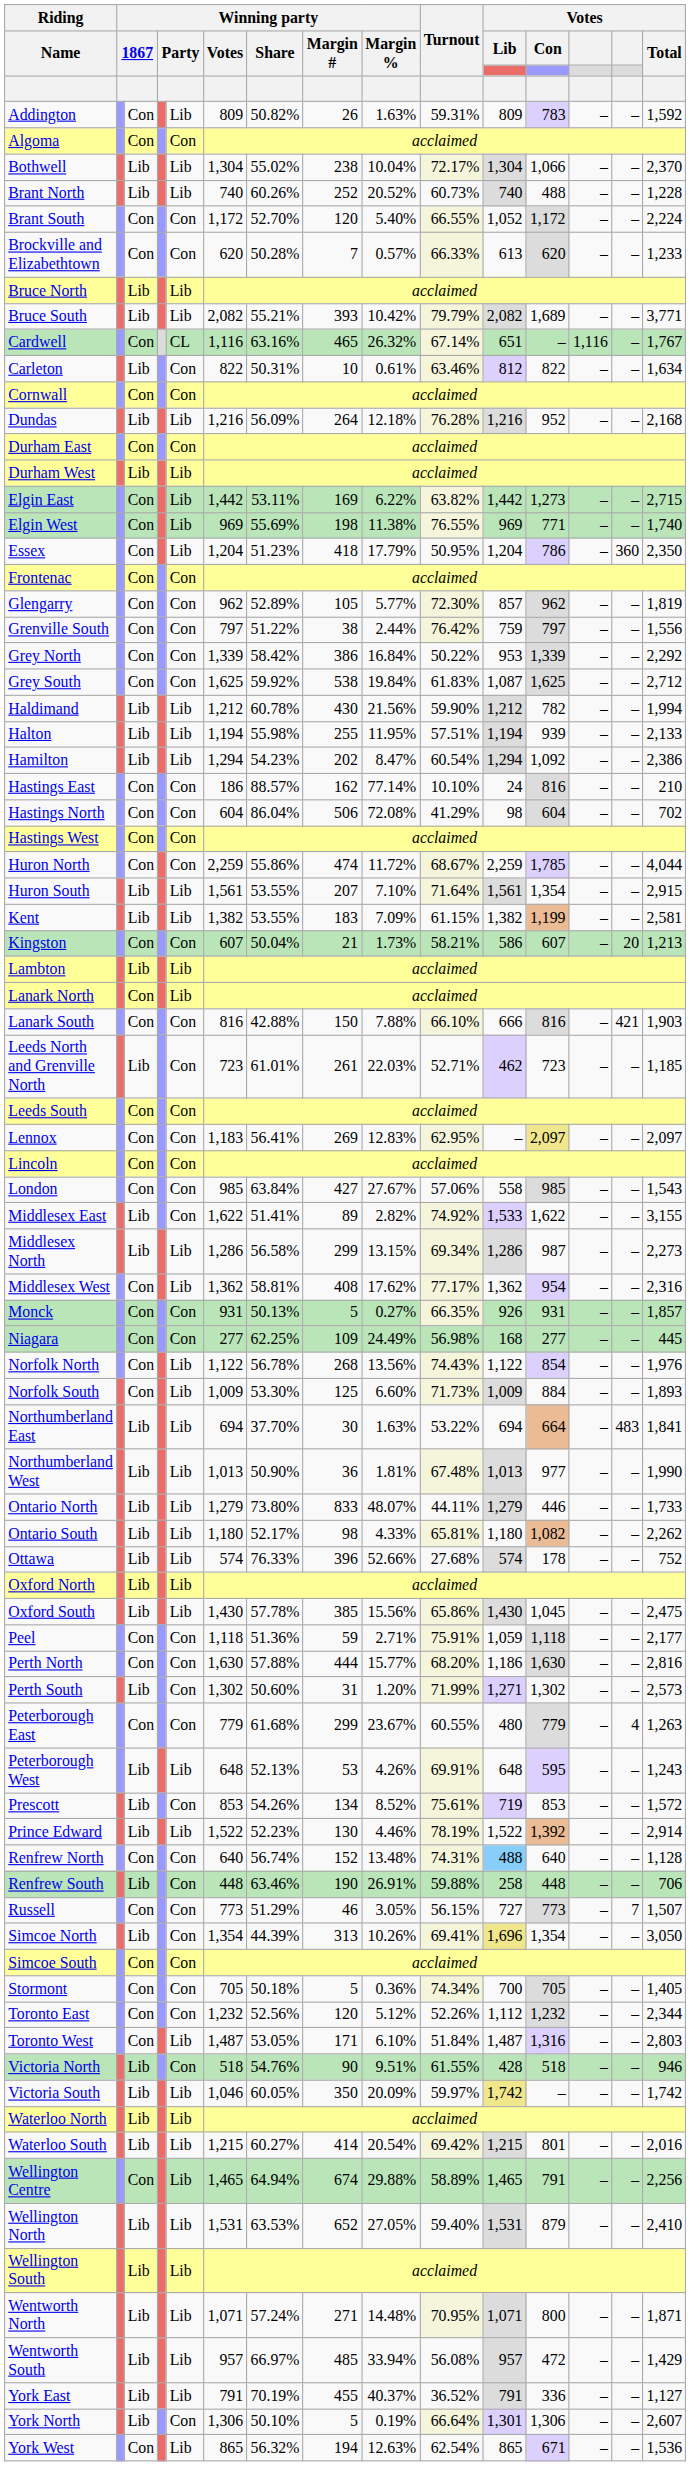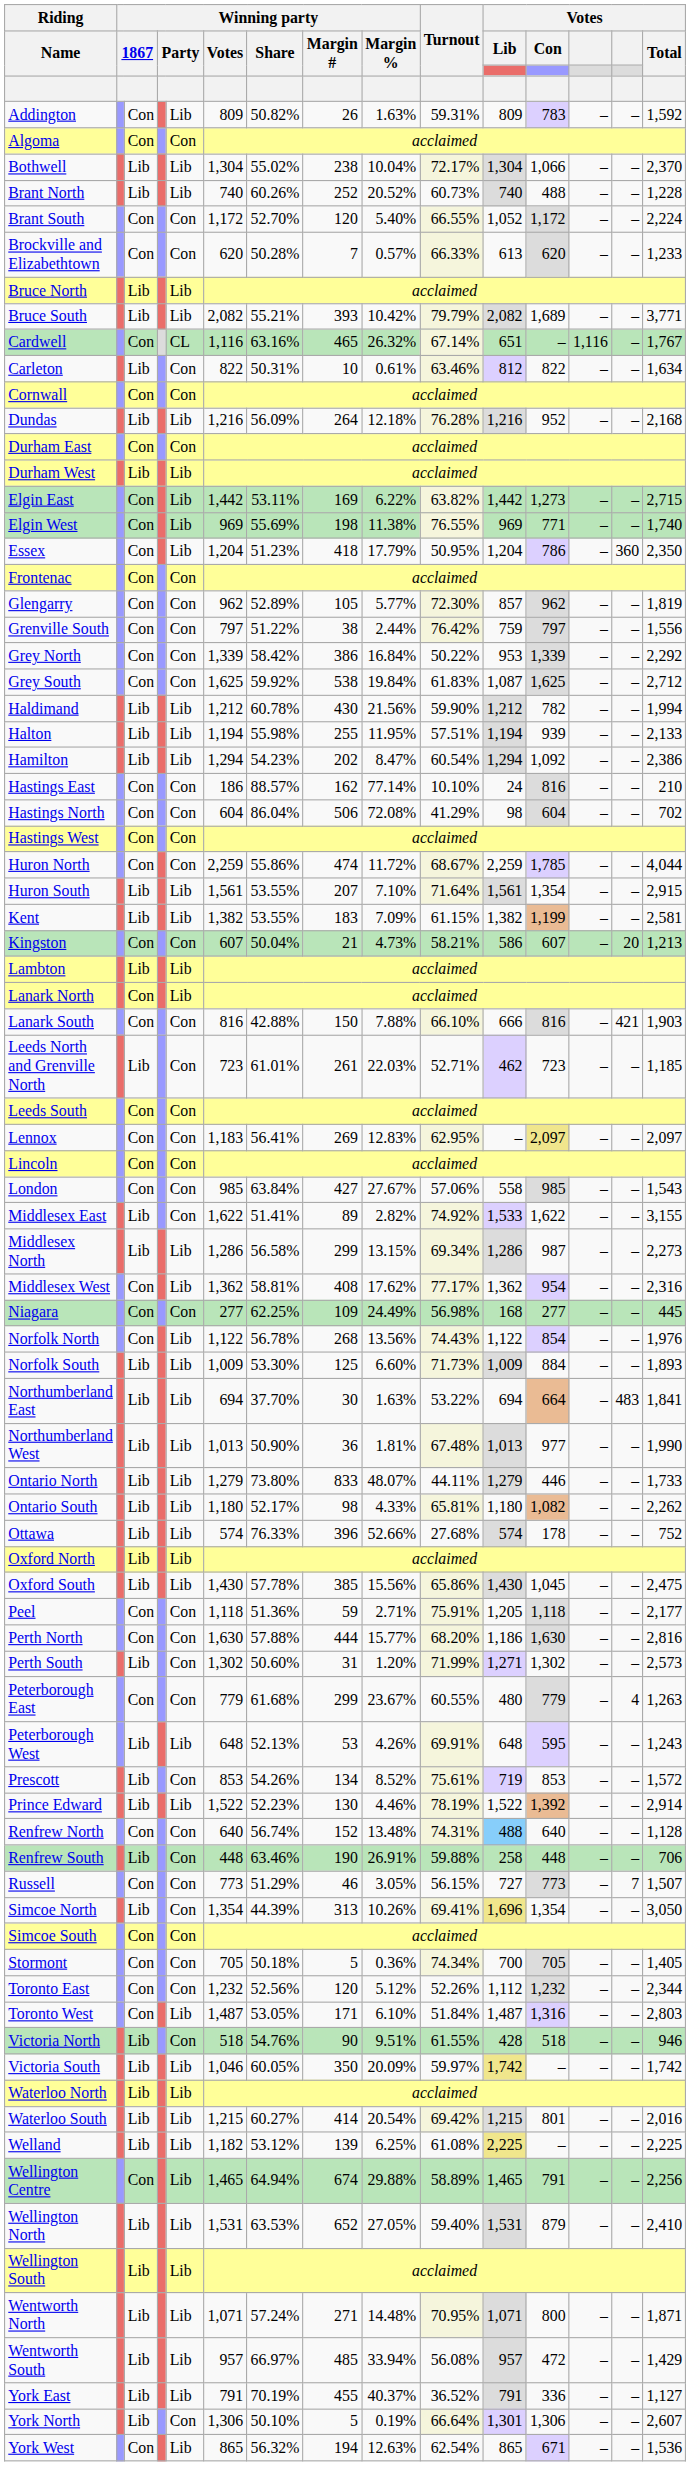(396, 943) 1.73% -> (396, 943) 4.73%
- row: (31, 1313)
(141, 1391) Con -> (139, 1365) Lib
(505, 1637) 1,059 -> (505, 1611) 1,205
+ row: (34, 2145)
